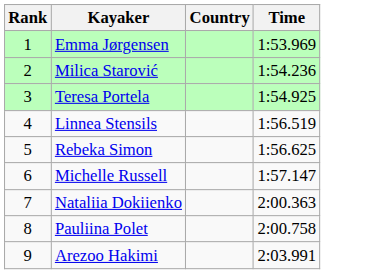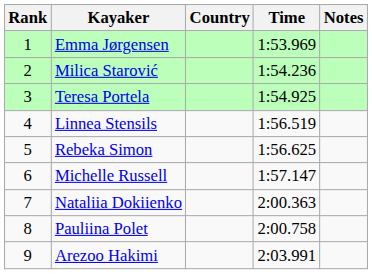+ column: (344, 17)
